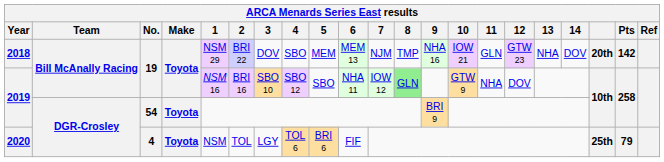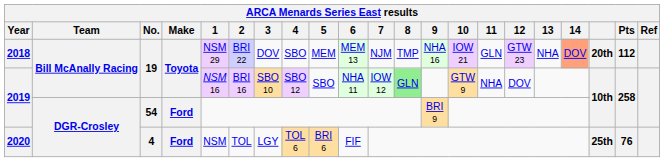(575, 54) no background -> (575, 54) lightsalmon background
(627, 54) 142 -> (627, 54) 112
(182, 112) Toyota -> (182, 112) Ford
(182, 142) Toyota -> (182, 142) Ford
(627, 142) 79 -> (627, 142) 76
